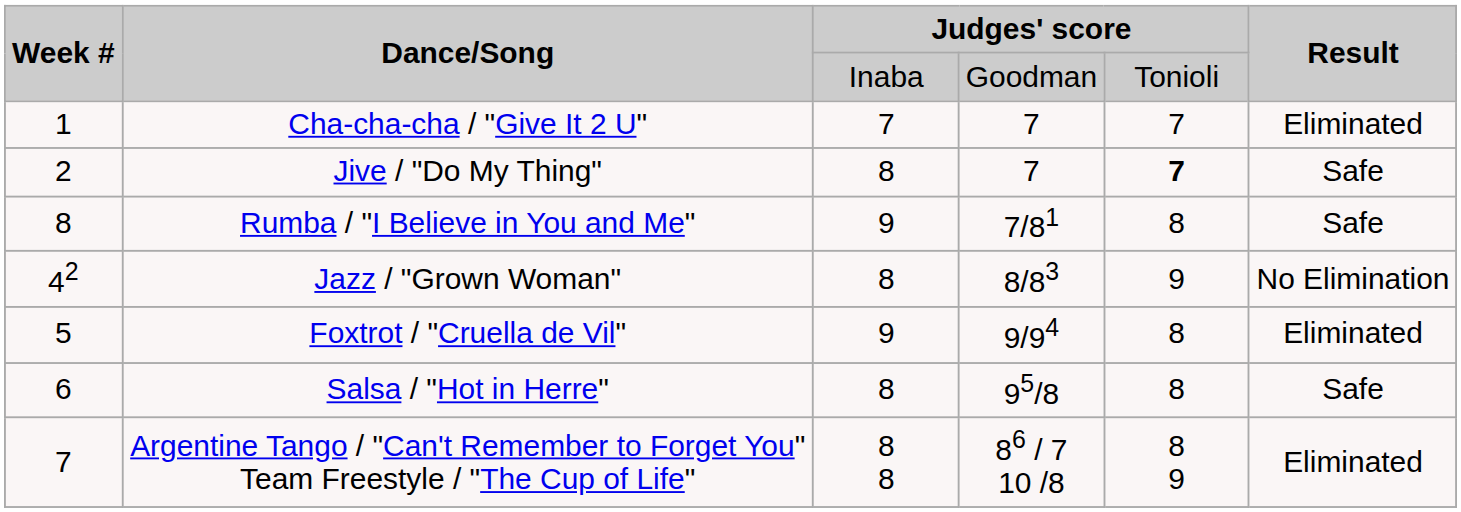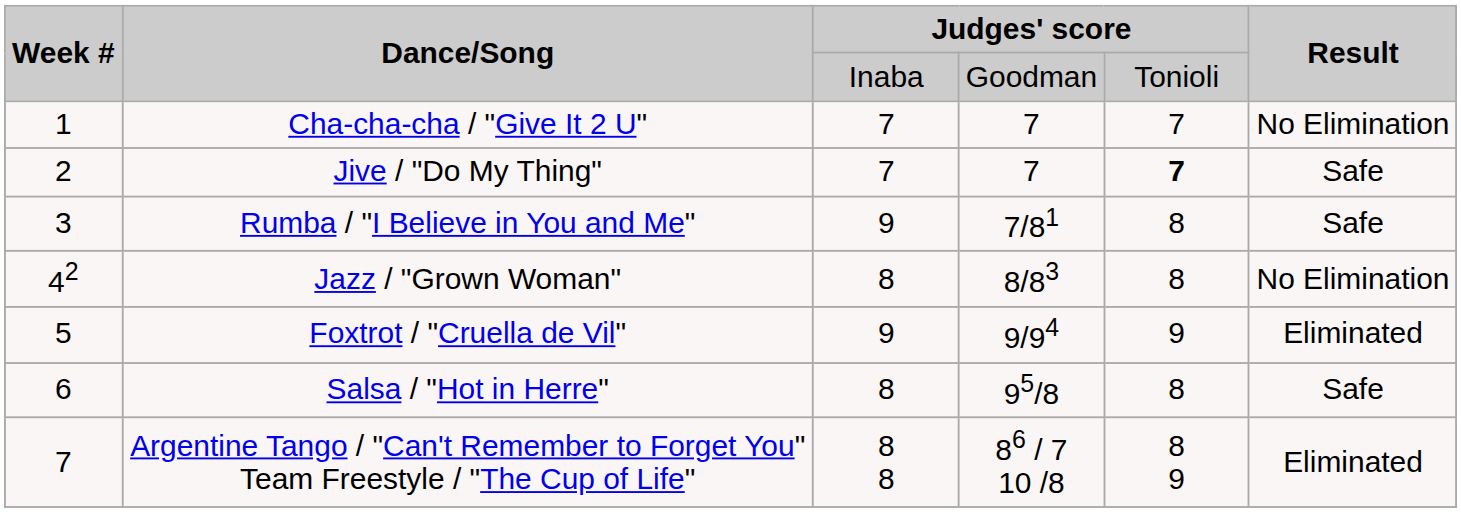(1353, 124) Eliminated -> (1353, 124) No Elimination
(886, 171) 8 -> (886, 171) 7
(63, 222) 8 -> (63, 222) 3
(1177, 278) 9 -> (1177, 278) 8
(1177, 334) 8 -> (1177, 334) 9
